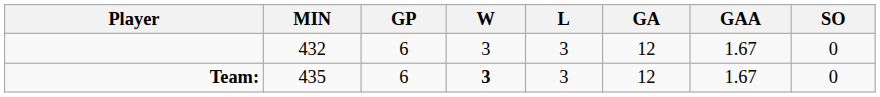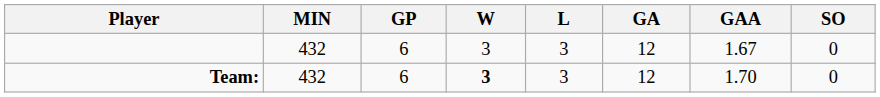(312, 77) 435 -> (312, 77) 432
(741, 77) 1.67 -> (741, 77) 1.70
